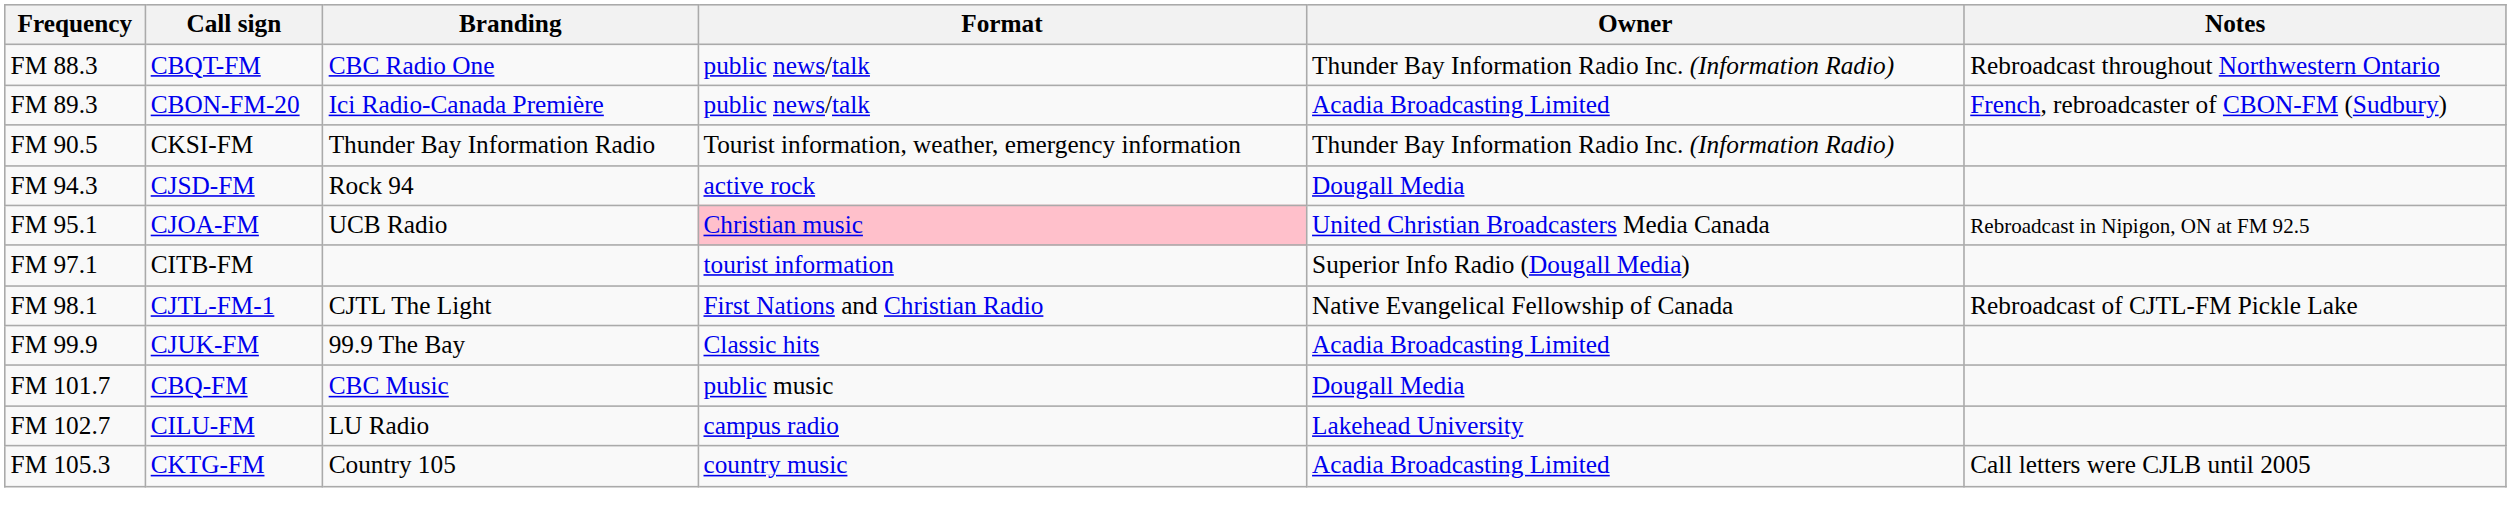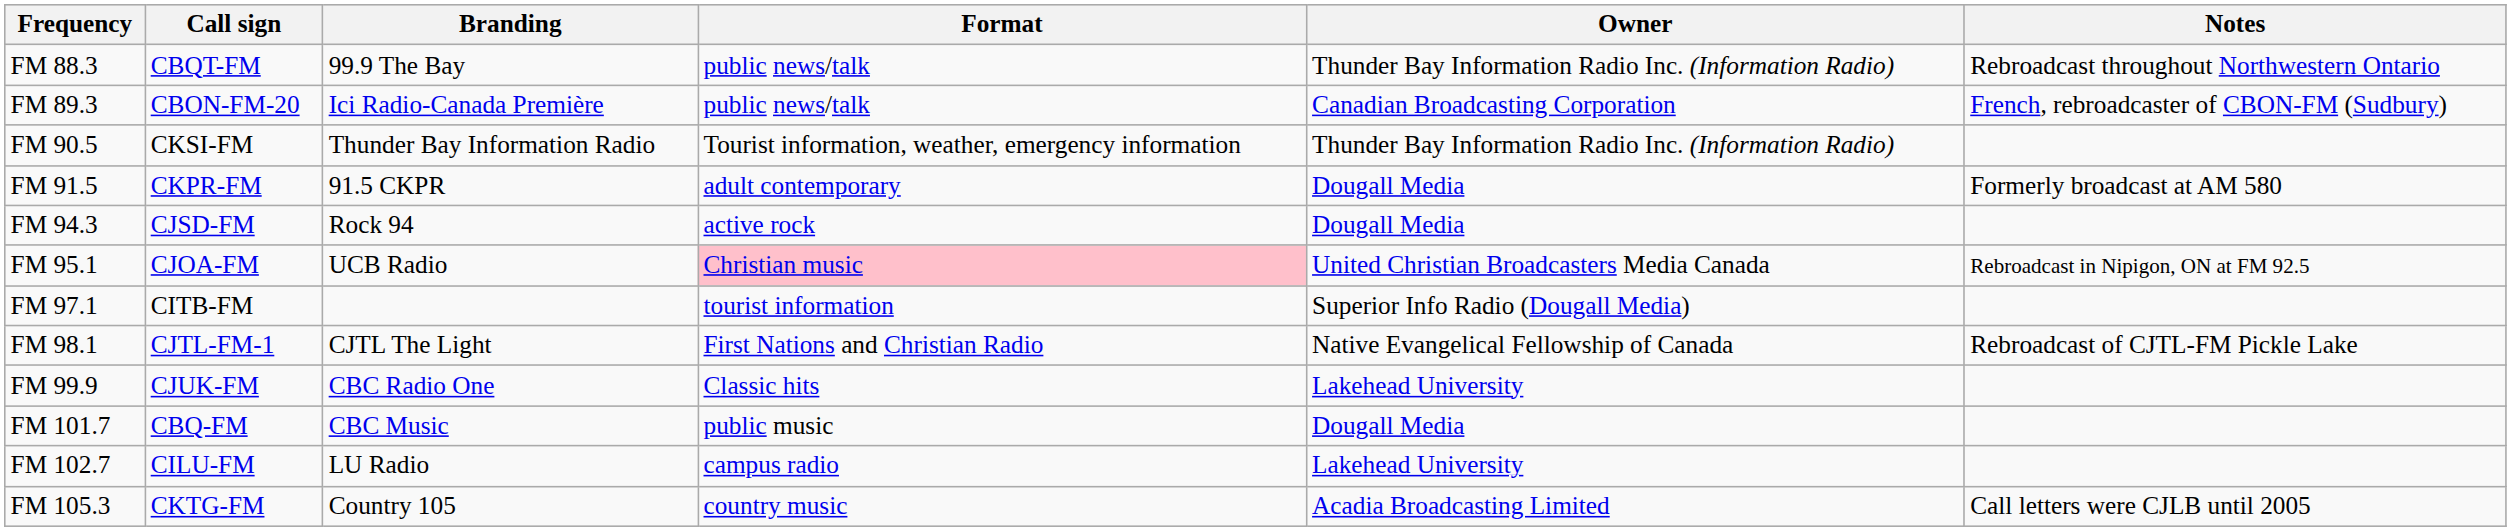(412, 64) CBC Radio One -> (397, 64) 99.9 The Bay
(1461, 104) Acadia Broadcasting Limited -> (1494, 104) Canadian Broadcasting Corporation
+ row: (54, 184)
(397, 345) 99.9 The Bay -> (412, 385) CBC Radio One
(1461, 345) Acadia Broadcasting Limited -> (1418, 385) Lakehead University
